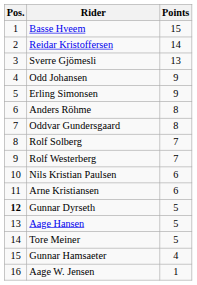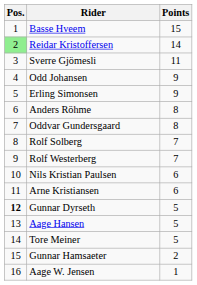(16, 45) no background -> (16, 45) lightgreen background
(176, 61) 13 -> (176, 61) 11
(176, 256) 4 -> (176, 256) 2
